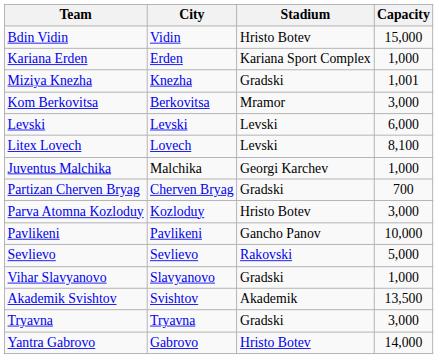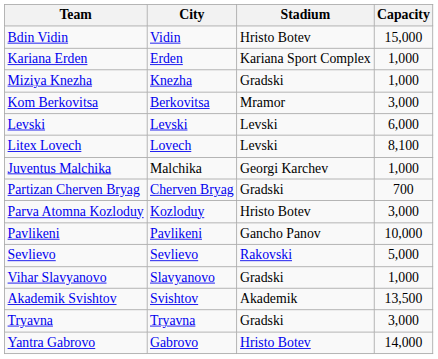(403, 80) 1,001 -> (403, 80) 1,000
